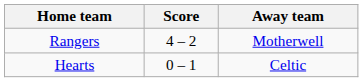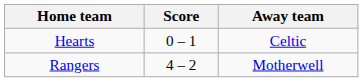rows swapped: (74, 64) <-> (74, 40)
